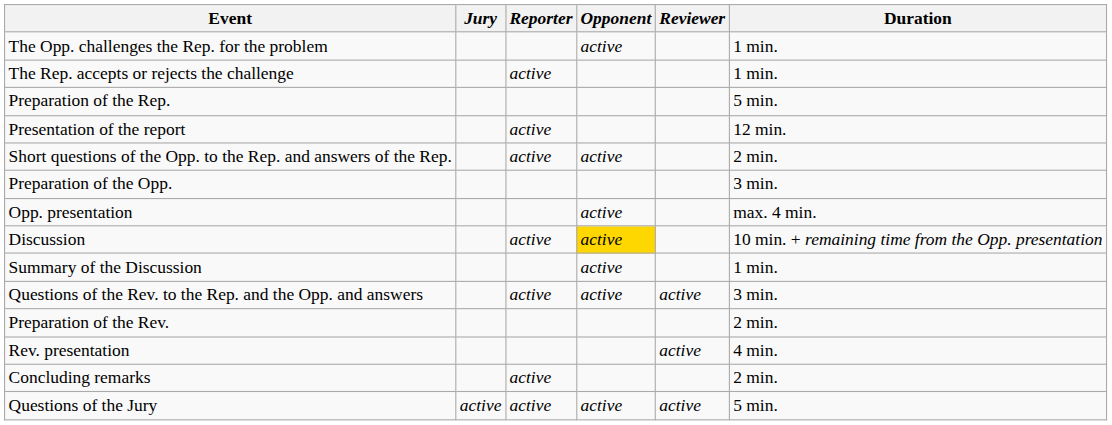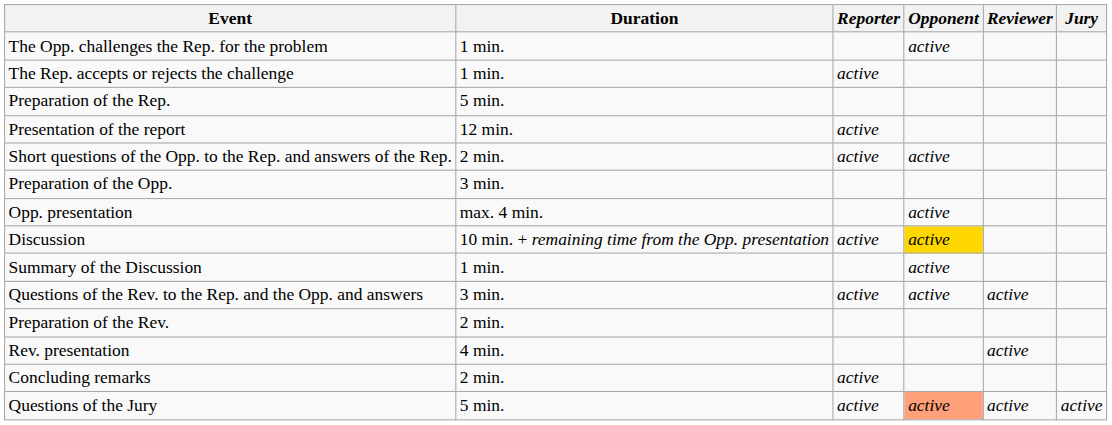columns swapped: (918, 18) <-> (481, 18)
(601, 405) no background -> (929, 405) lightsalmon background
